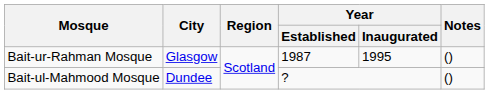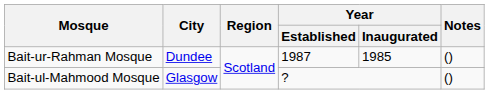(191, 57) Glasgow -> (189, 57) Dundee
(377, 57) 1995 -> (377, 57) 1985
(189, 78) Dundee -> (191, 78) Glasgow
